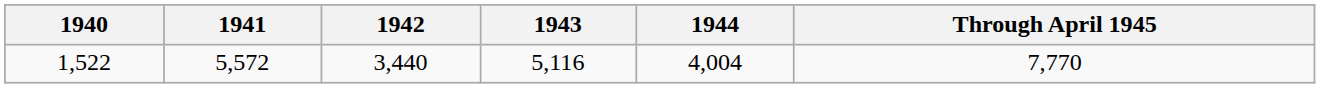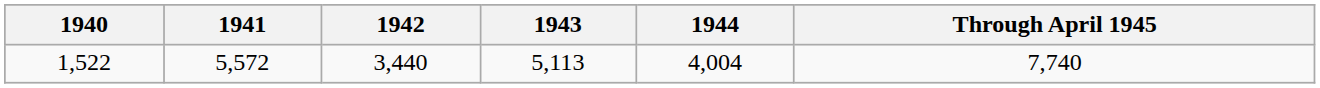(558, 62) 5,116 -> (558, 62) 5,113
(1055, 62) 7,770 -> (1055, 62) 7,740
